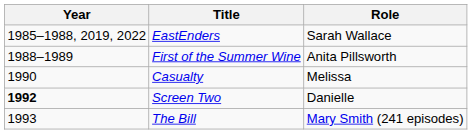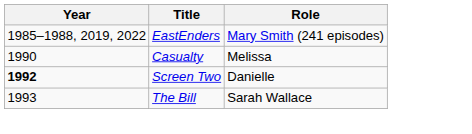(349, 35) Sarah Wallace -> (306, 35) Mary Smith (241 episodes)
- row: (226, 56)
(385, 118) Mary Smith (241 episodes) -> (270, 98) Sarah Wallace
